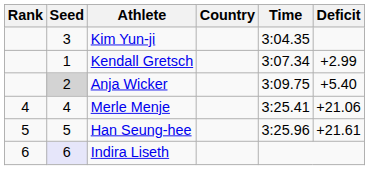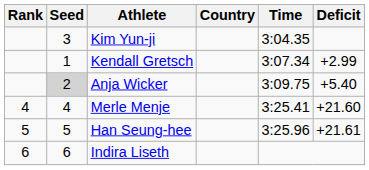(339, 107) +21.06 -> (339, 107) +21.60
(67, 152) lavender background -> (67, 152) no background
